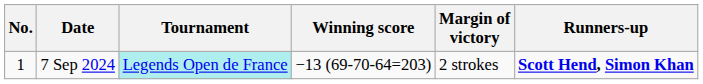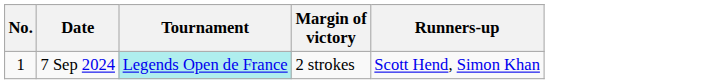- column: (363, 28)
(606, 65) bold -> (457, 65) normal
